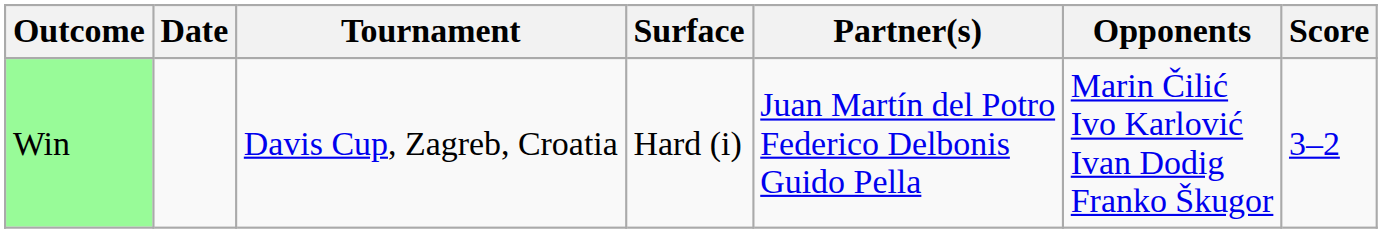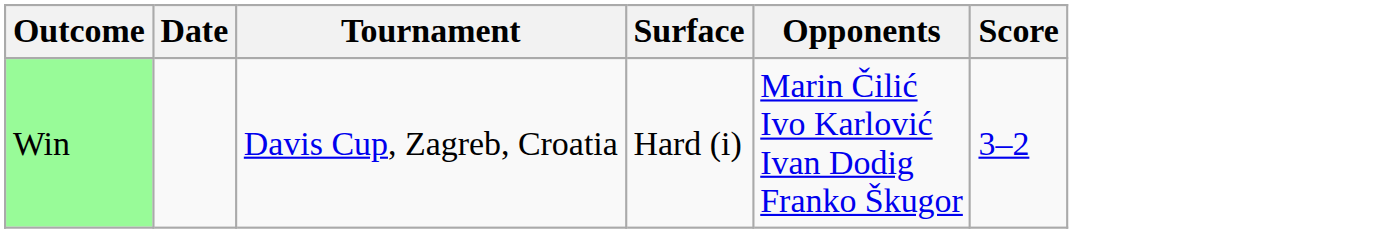- column: (908, 31)
